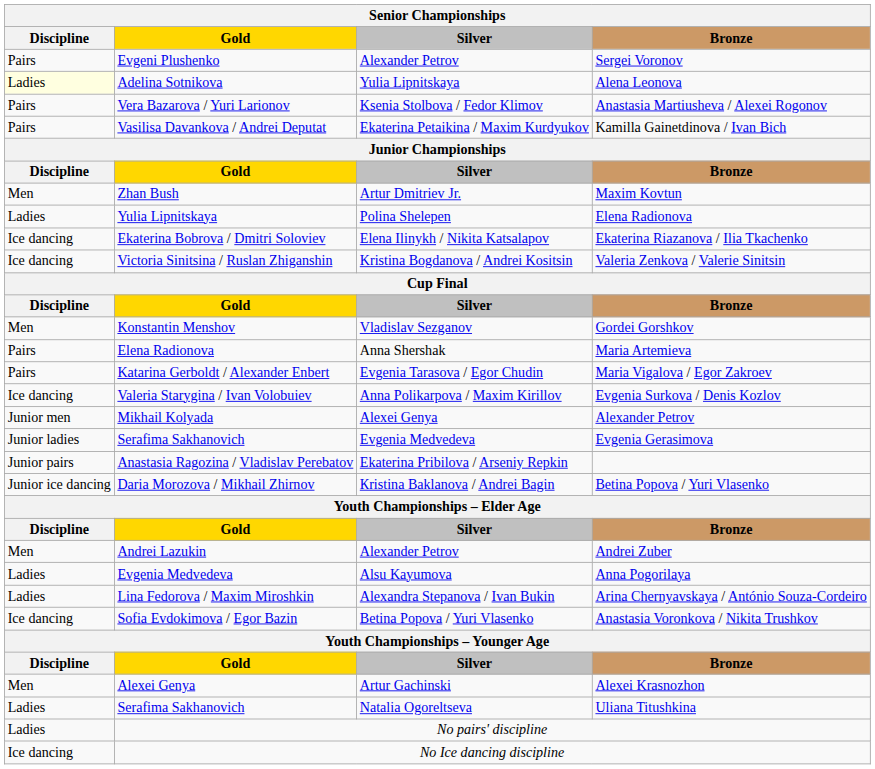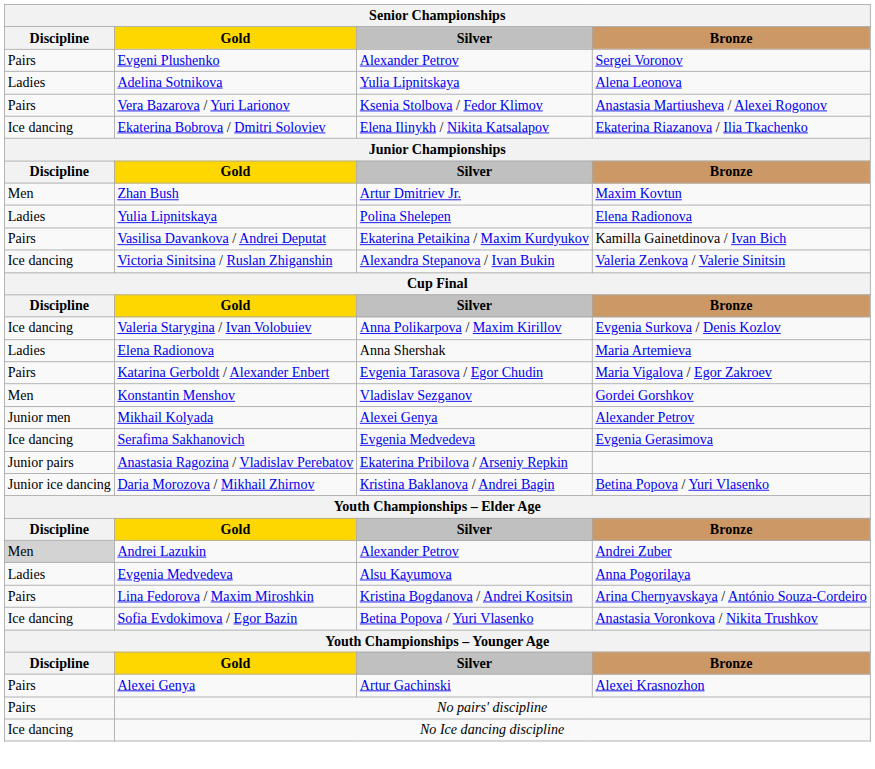(26, 82) lightyellow background -> (26, 82) no background
rows swapped: (221, 238) <-> (222, 127)
(466, 261) Kristina Bogdanova / Andrei Kositsin -> (457, 261) Alexandra Stepanova / Ivan Bukin
rows swapped: (176, 328) <-> (215, 395)
(22, 350) Pairs -> (26, 350) Ladies
(43, 439) Junior ladies -> (40, 439) Ice dancing
(21, 551) no background -> (21, 551) lightgrey background
(26, 596) Ladies -> (22, 596) Pairs
(457, 596) Alexandra Stepanova / Ivan Bukin -> (466, 596) Kristina Bogdanova / Andrei Kositsin
(21, 685) Men -> (22, 685) Pairs
- row: (181, 707)
(26, 730) Ladies -> (22, 707) Pairs
